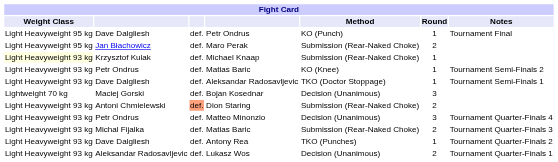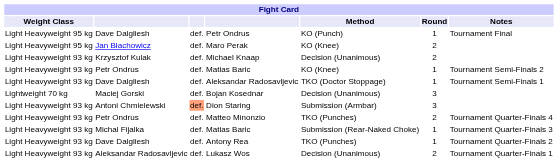(360, 46) Submission (Rear-Naked Choke) -> (320, 46) KO (Knee)
(49, 57) lightyellow background -> (49, 57) no background
(360, 57) Submission (Rear-Naked Choke) -> (341, 57) Decision (Unanimous)
(434, 57) 1 -> (434, 57) 2
(360, 105) Submission (Rear-Naked Choke) -> (339, 105) Submission (Armbar)
(434, 105) 2 -> (434, 105) 3
(341, 117) Decision (Unanimous) -> (329, 117) TKO (Punches)
(434, 117) 3 -> (434, 117) 2
(434, 129) 2 -> (434, 129) 1
